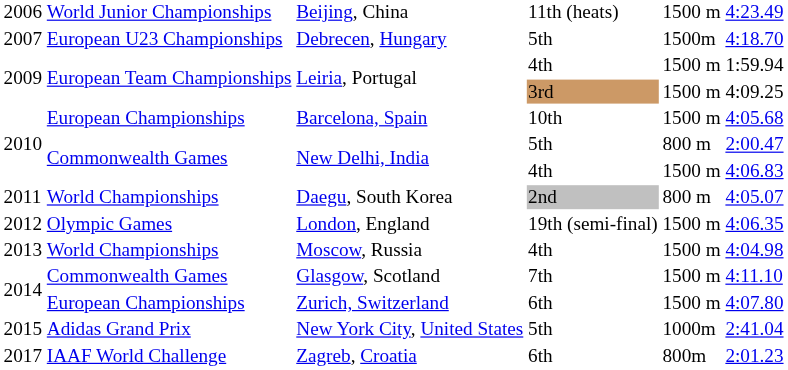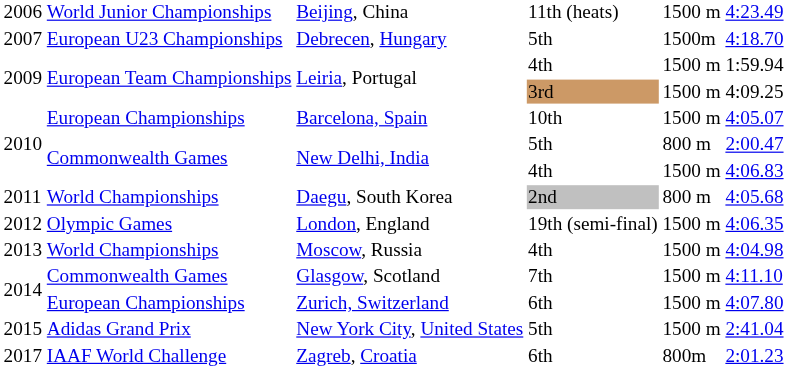(754, 117) 4:05.68 -> (754, 117) 4:05.07
(754, 197) 4:05.07 -> (754, 197) 4:05.68
(689, 329) 1000m -> (692, 329) 1500 m
